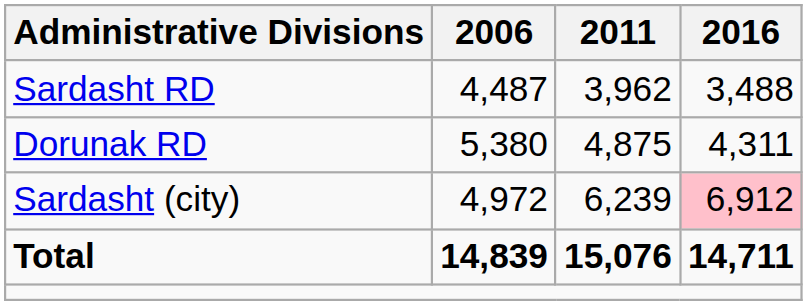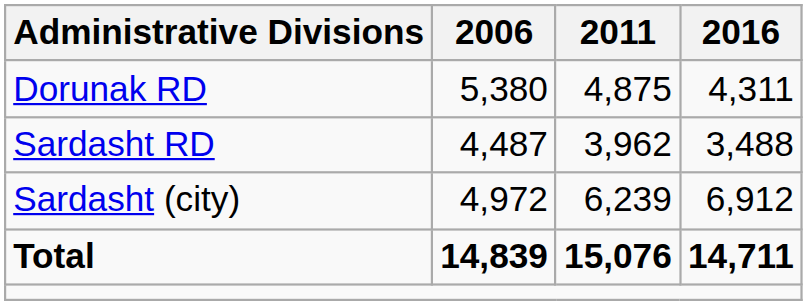rows swapped: (110, 144) <-> (114, 88)
(750, 199) pink background -> (750, 199) no background
